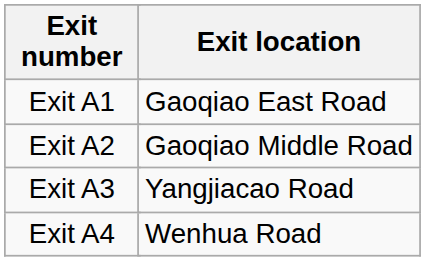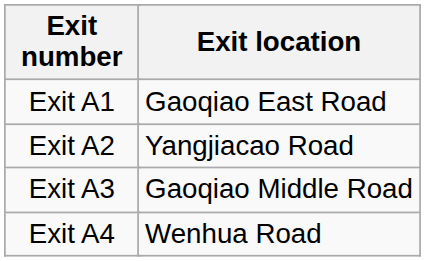(279, 145) Gaoqiao Middle Road -> (249, 145) Yangjiacao Road
(249, 189) Yangjiacao Road -> (279, 189) Gaoqiao Middle Road
